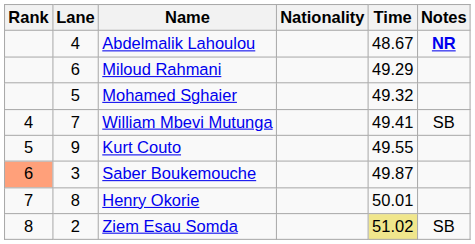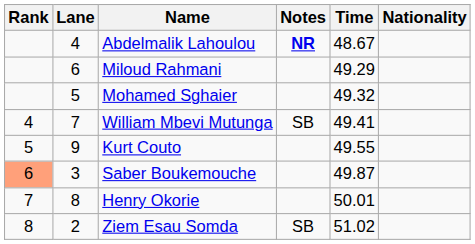columns swapped: (322, 17) <-> (444, 17)
(393, 226) khaki background -> (354, 226) no background
